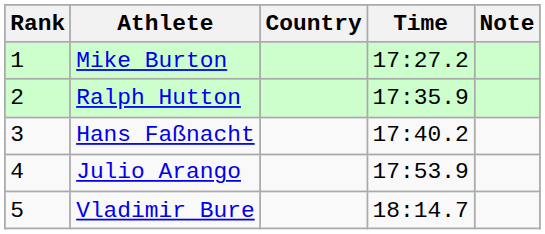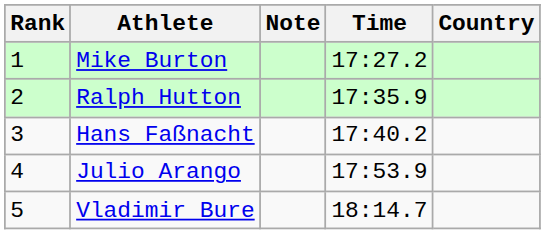columns swapped: (314, 24) <-> (507, 24)
